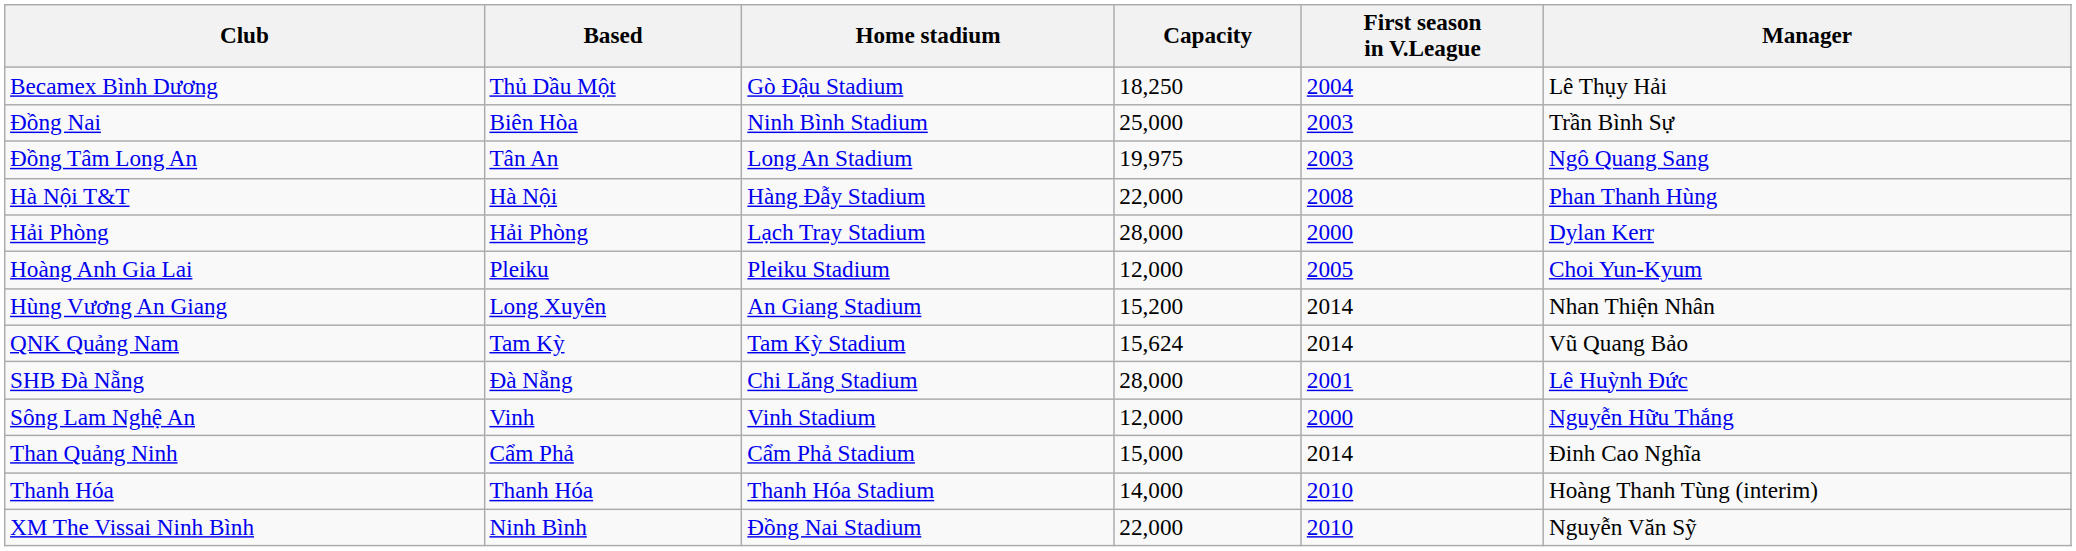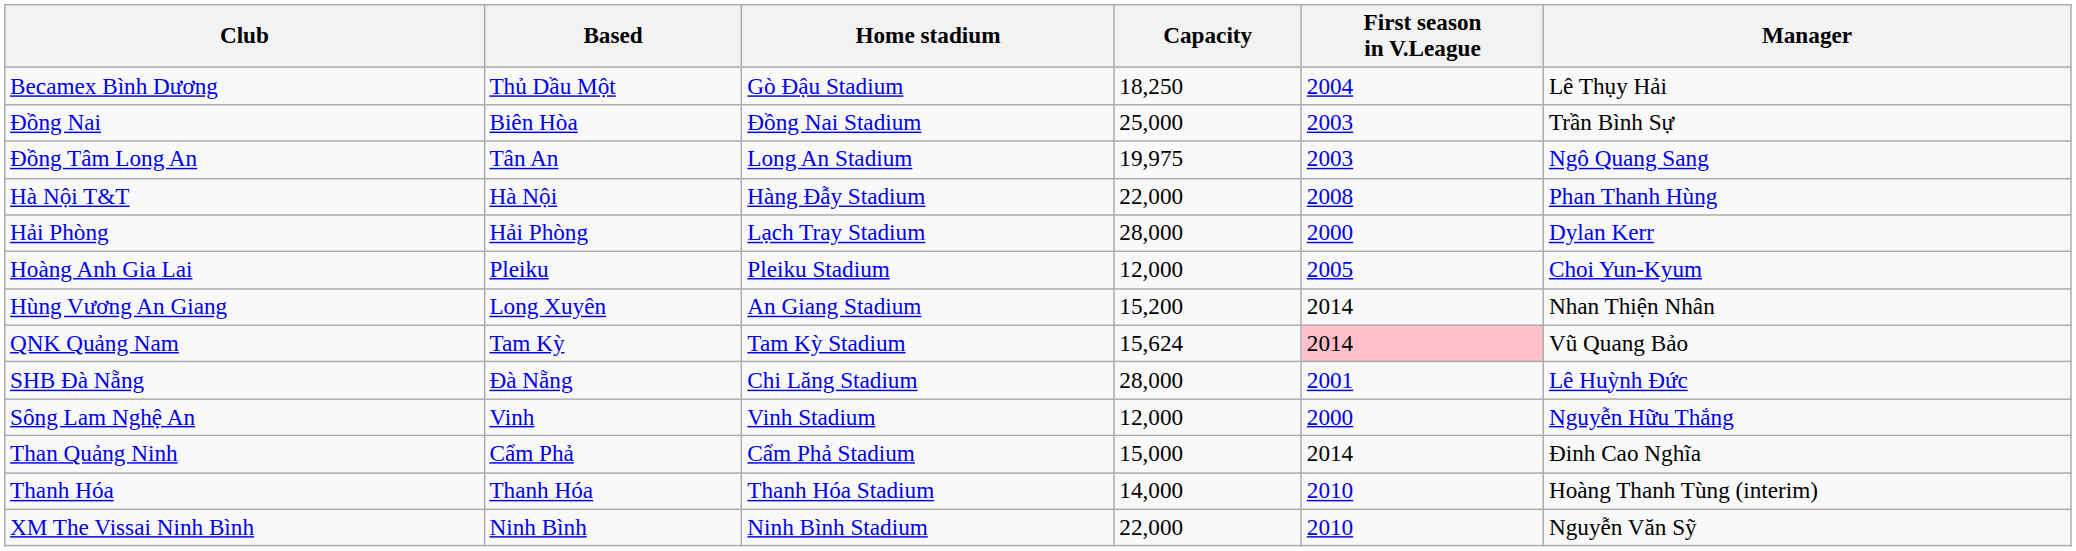(838, 122) Ninh Bình Stadium -> (834, 122) Đồng Nai Stadium
(1330, 343) no background -> (1330, 343) pink background
(834, 527) Đồng Nai Stadium -> (838, 527) Ninh Bình Stadium
